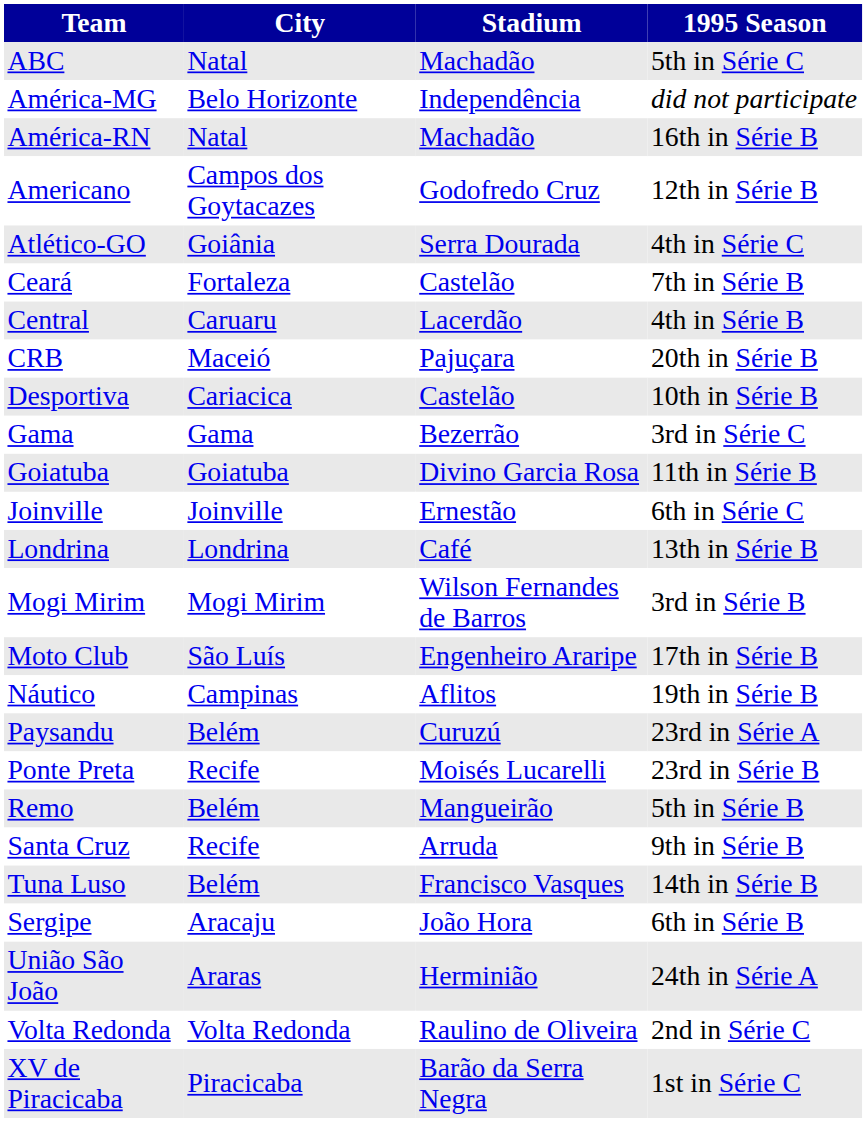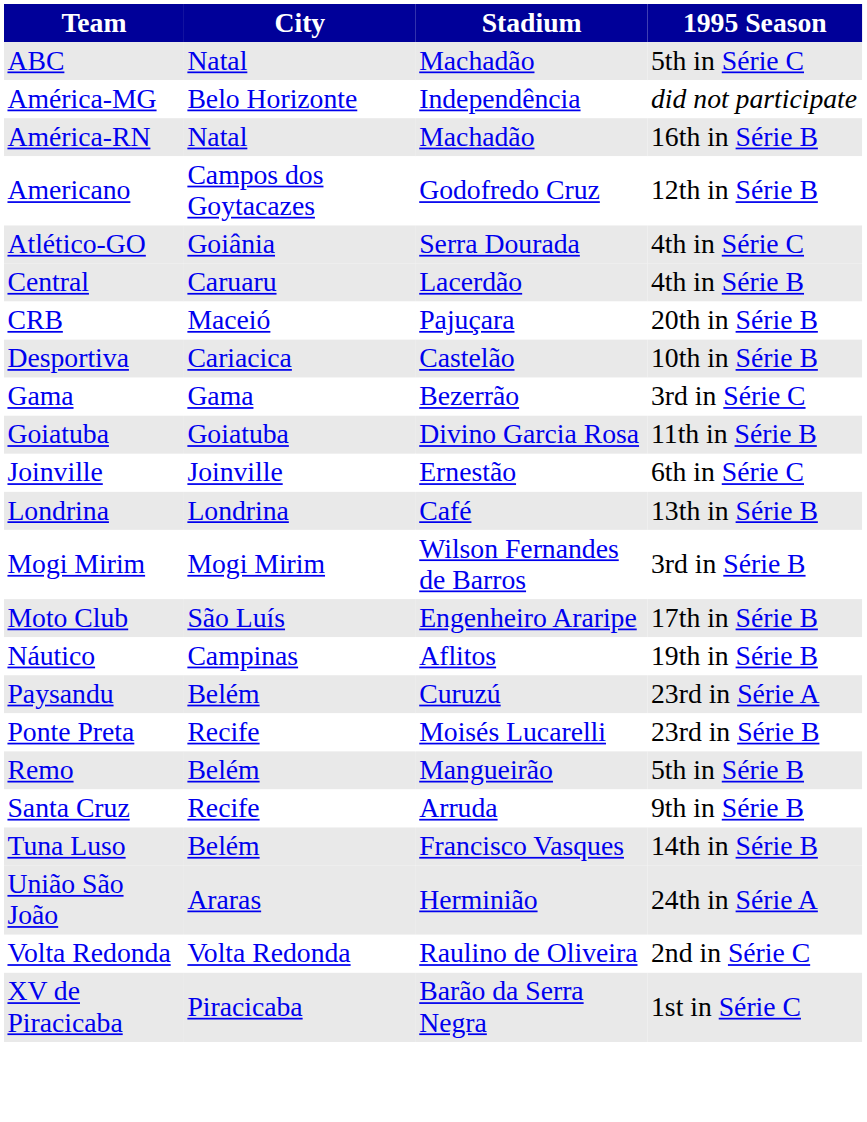- row: (40, 282)
- row: (49, 922)
